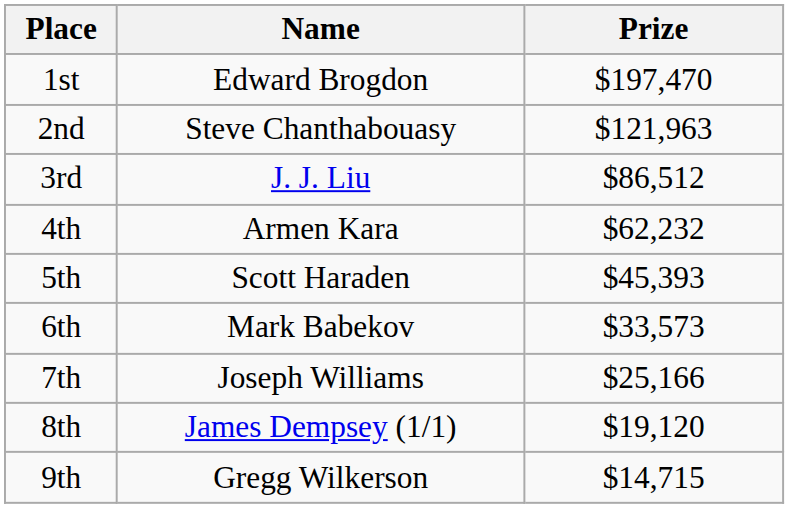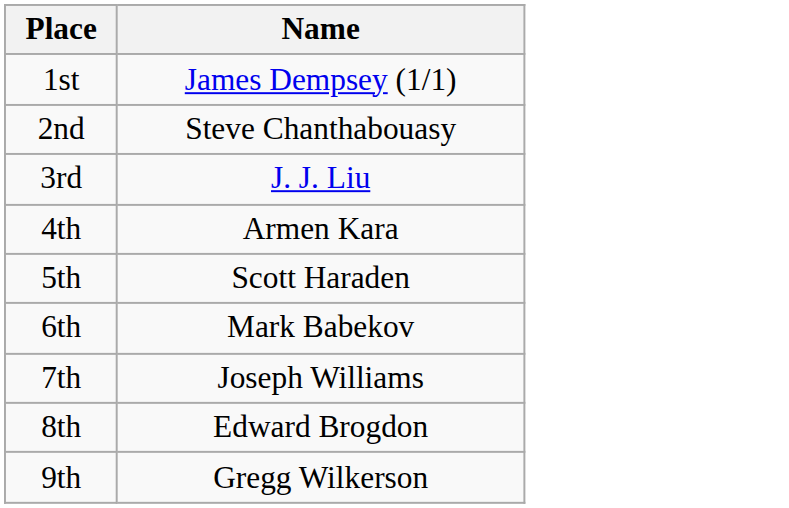- column: (654, 29)
(321, 79) Edward Brogdon -> (321, 79) James Dempsey (1/1)
(321, 427) James Dempsey (1/1) -> (321, 427) Edward Brogdon
